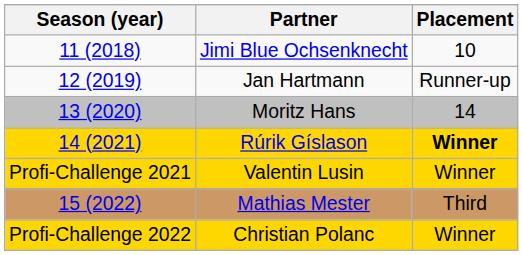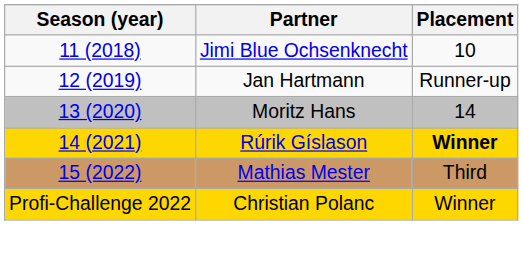- row: (304, 173)
